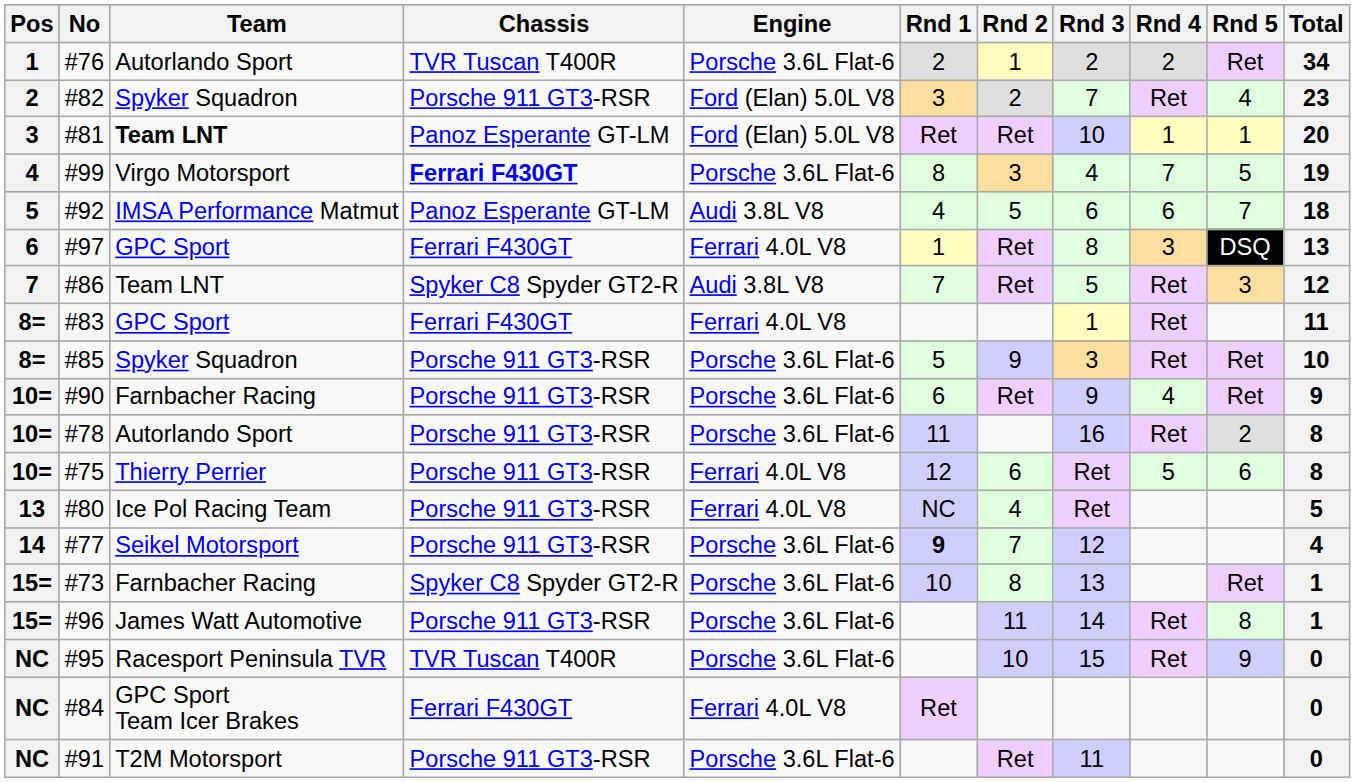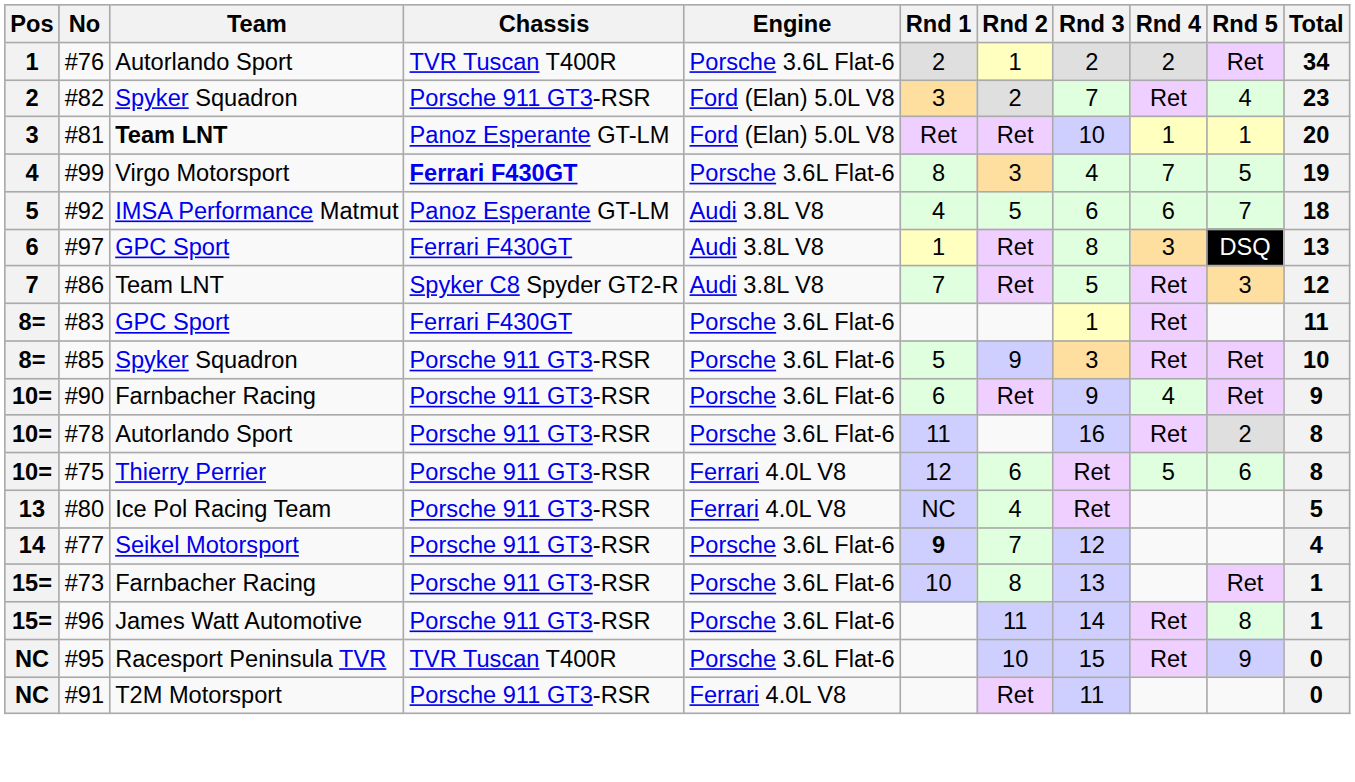(768, 248) Ferrari 4.0L V8 -> (757, 248) Audi 3.8L V8
(768, 322) Ferrari 4.0L V8 -> (792, 322) Porsche 3.6L Flat-6
(544, 584) Spyker C8 Spyder GT2-R -> (530, 584) Porsche 911 GT3-RSR
- row: (84, 709)
(792, 759) Porsche 3.6L Flat-6 -> (768, 695) Ferrari 4.0L V8
